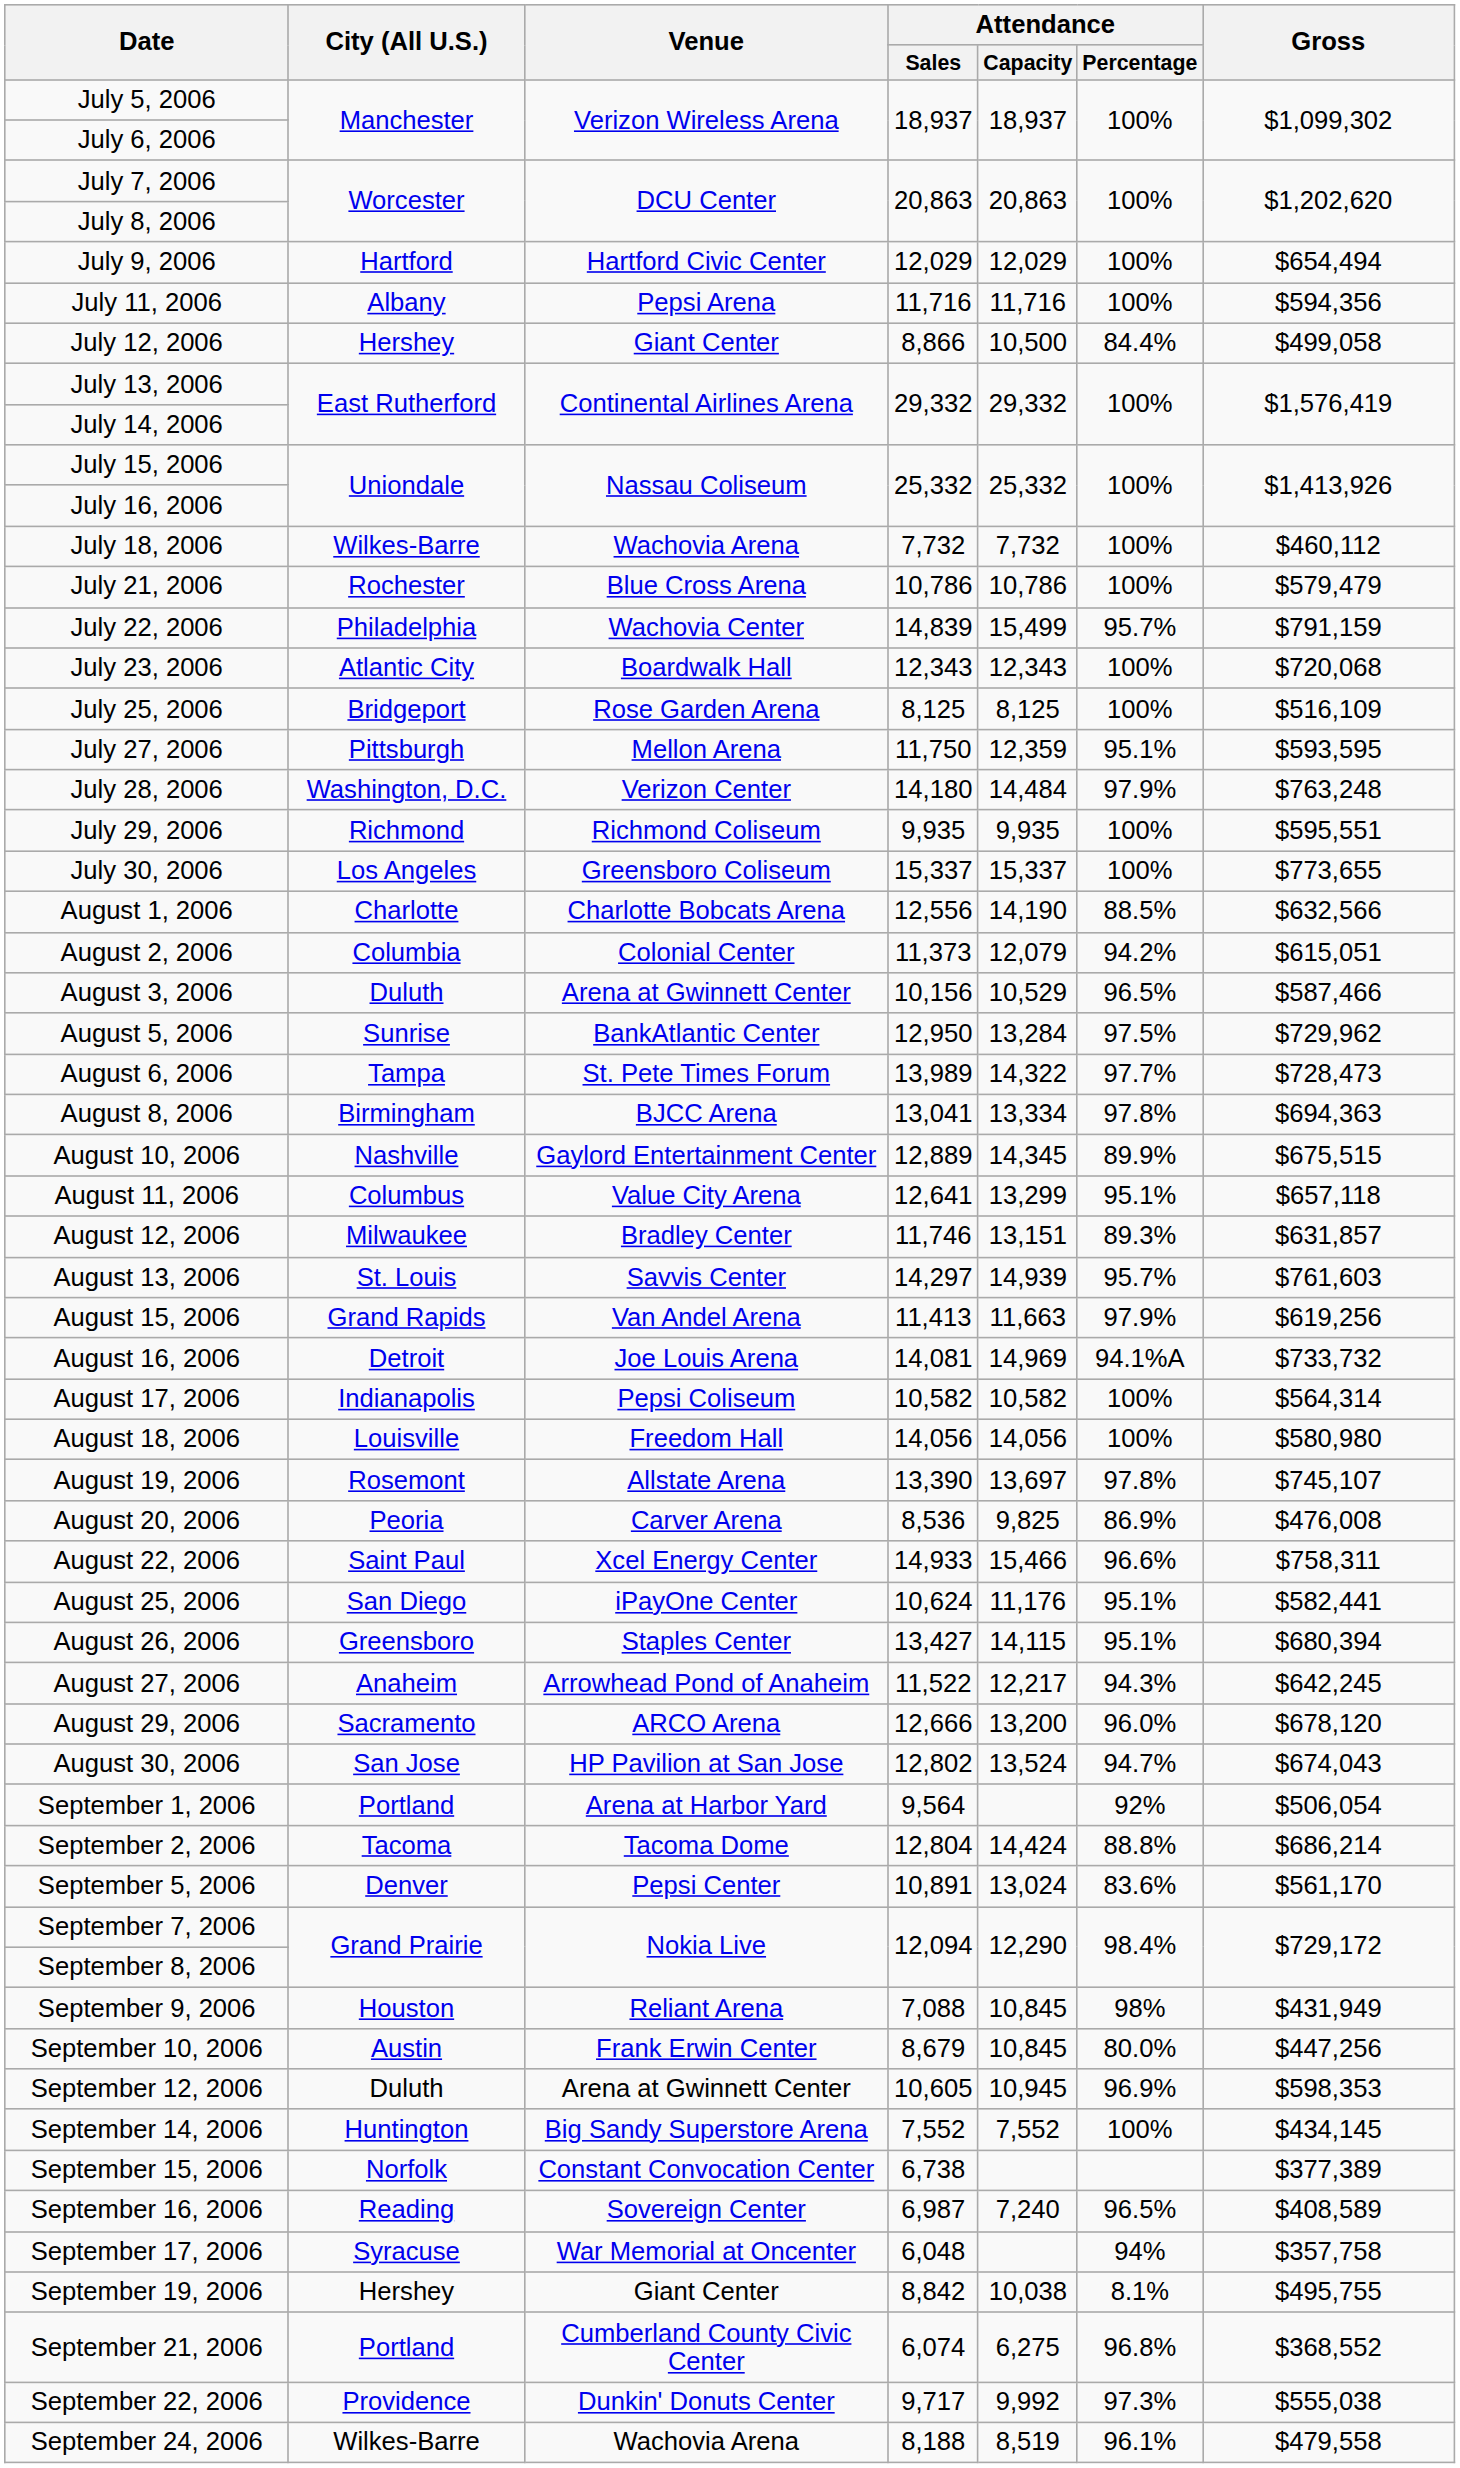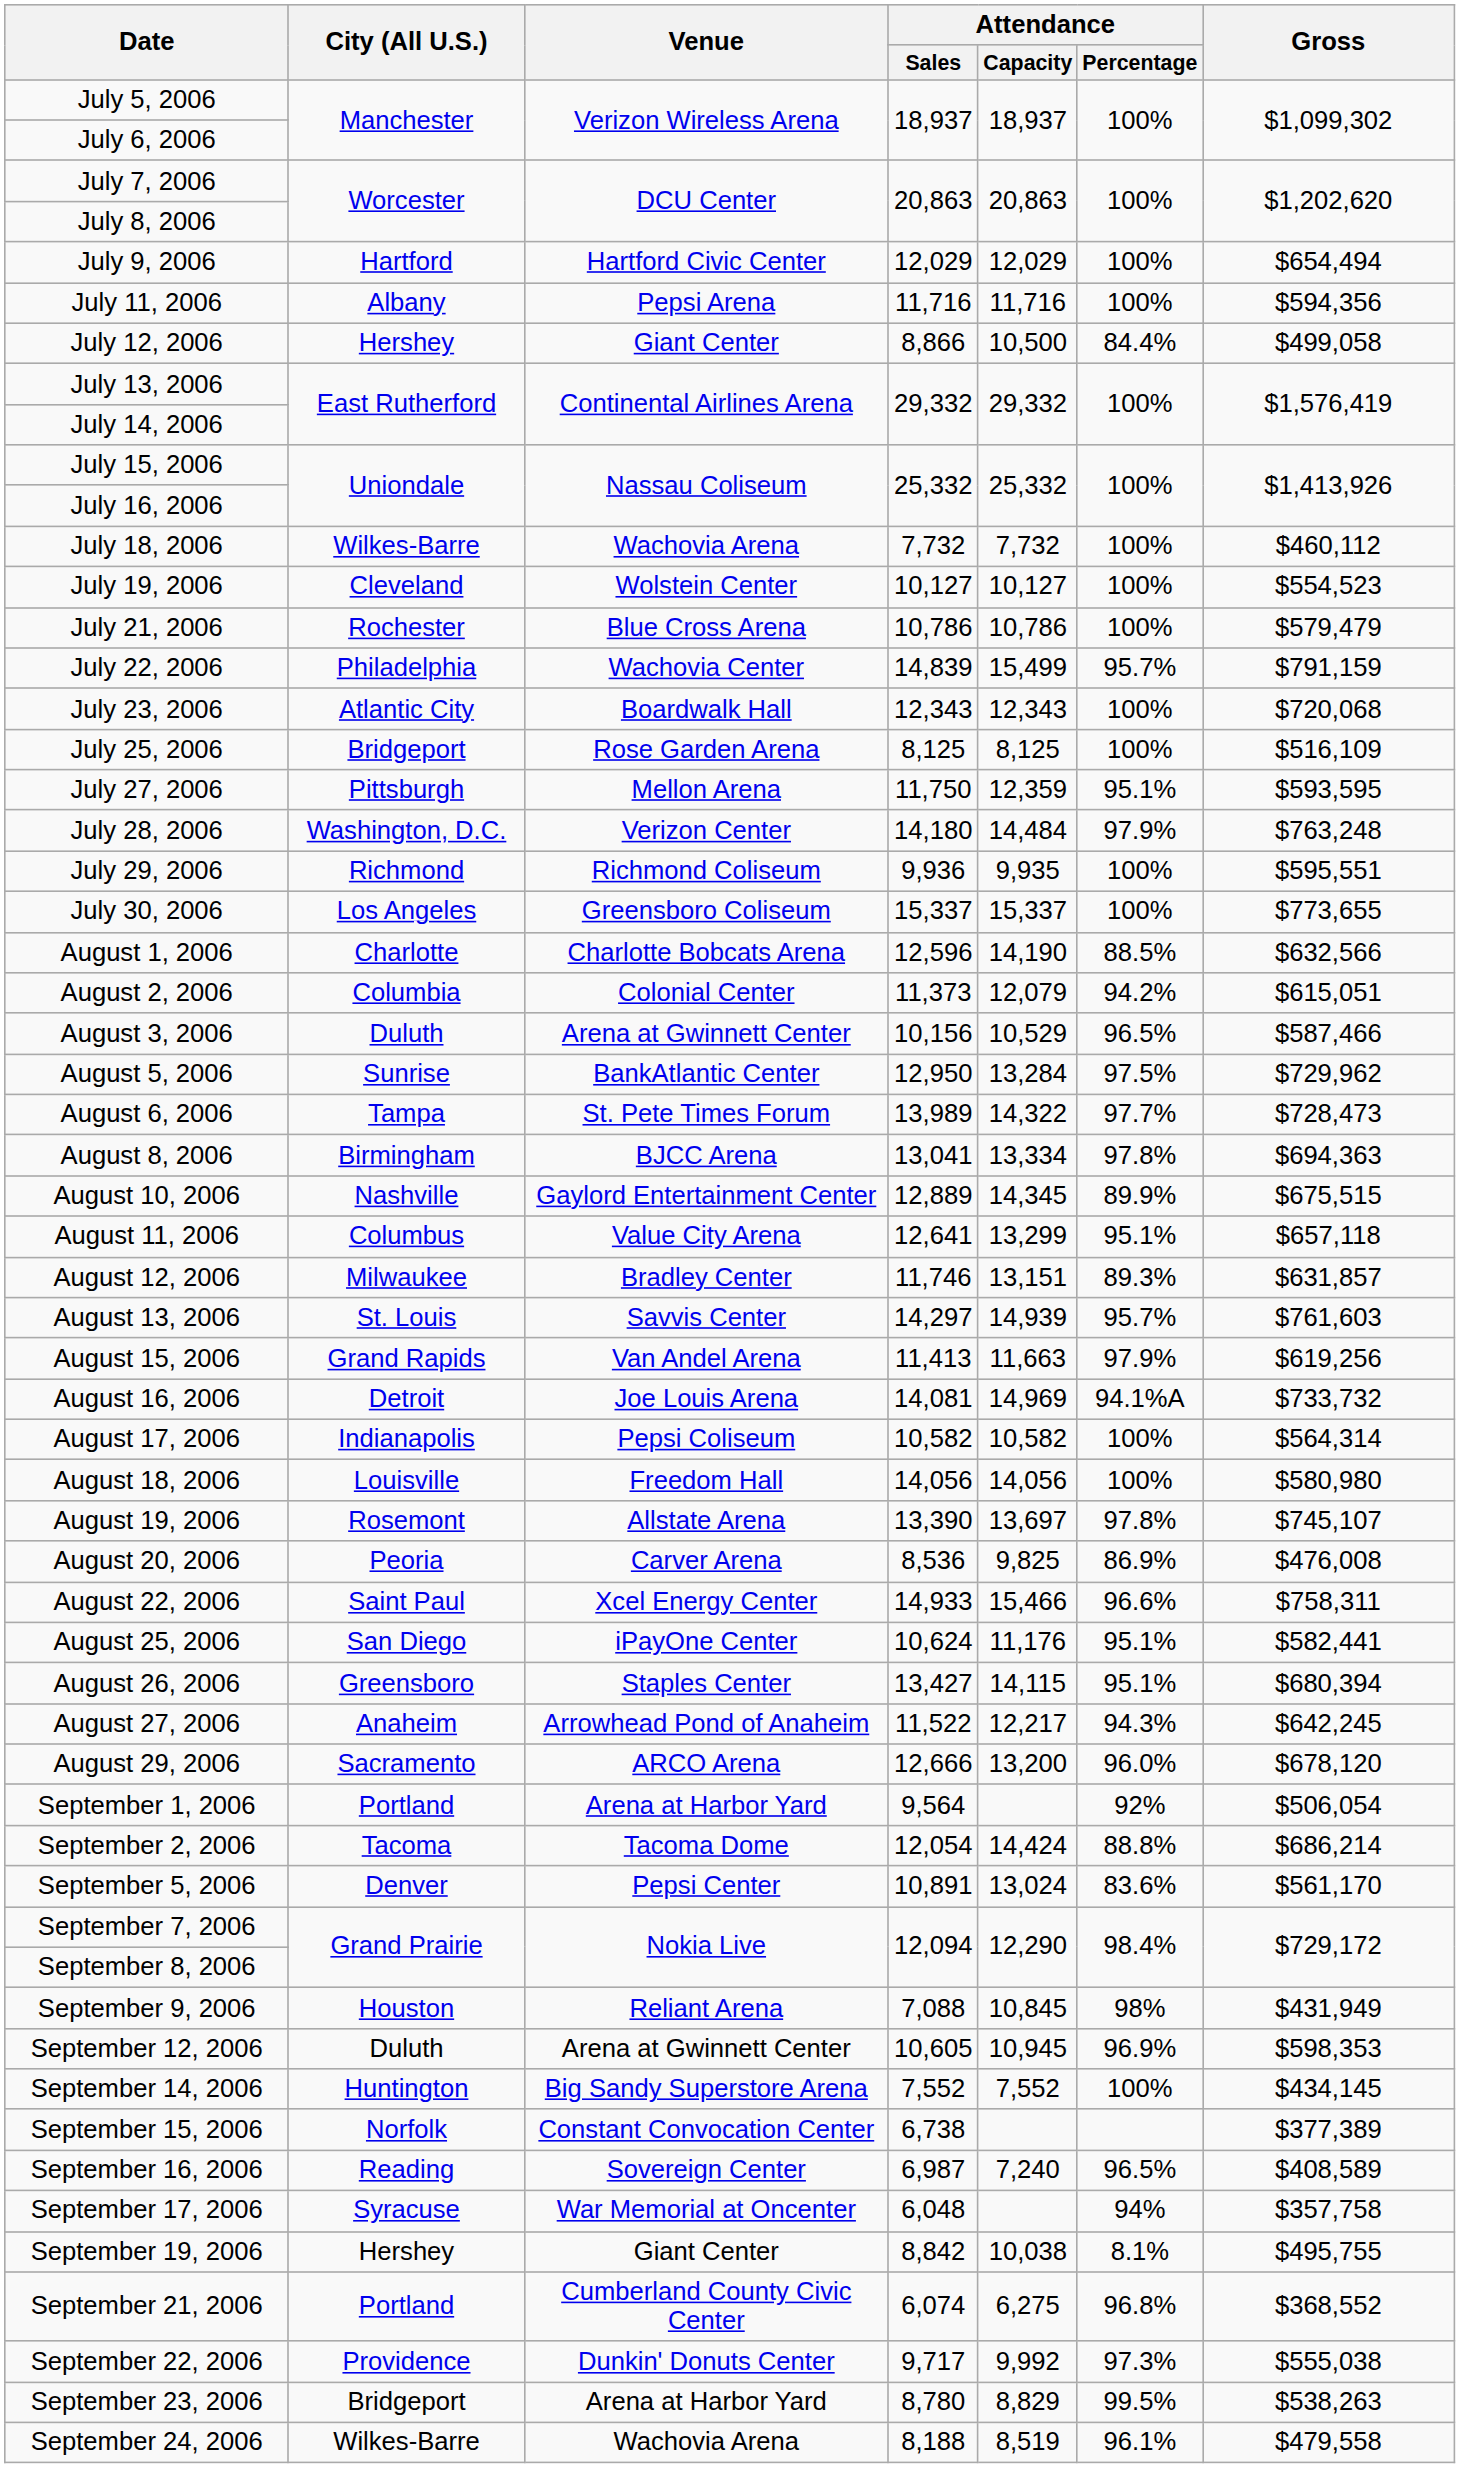+ row: (147, 586)
(933, 830) 9,935 -> (933, 870) 9,936
(933, 911) 12,556 -> (933, 952) 12,596
- row: (147, 1764)
(933, 1845) 12,804 -> (933, 1845) 12,054
- row: (147, 2048)
+ row: (147, 2401)
